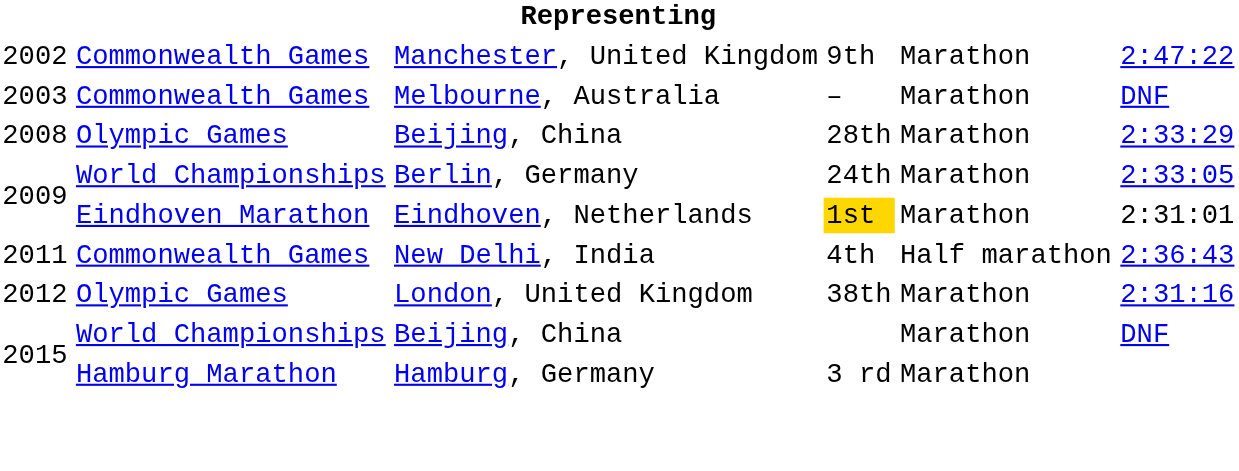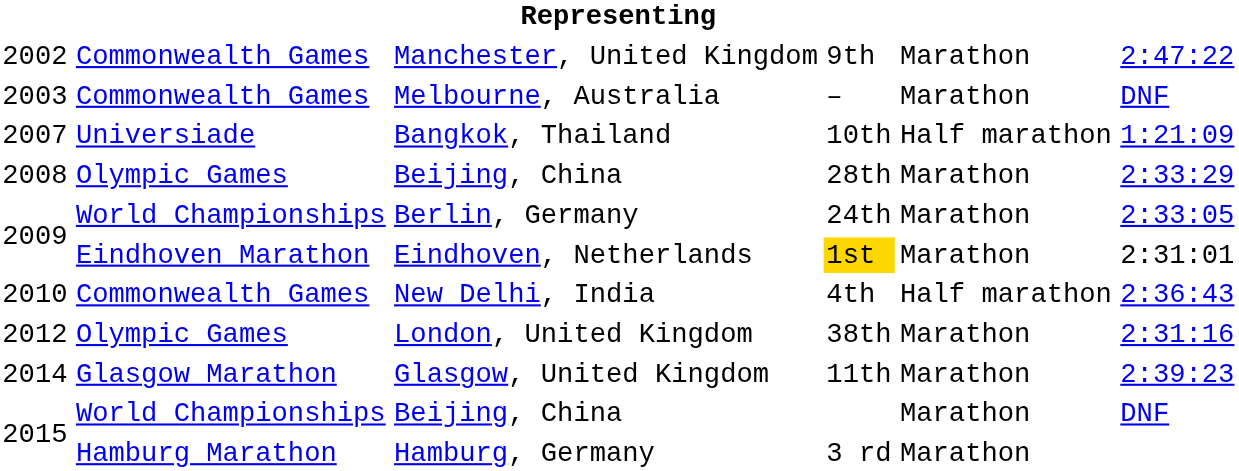+ row: (533, 136)
(35, 255) 2011 -> (35, 295) 2010
+ row: (582, 374)
